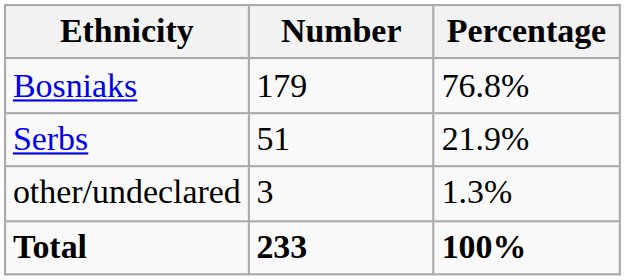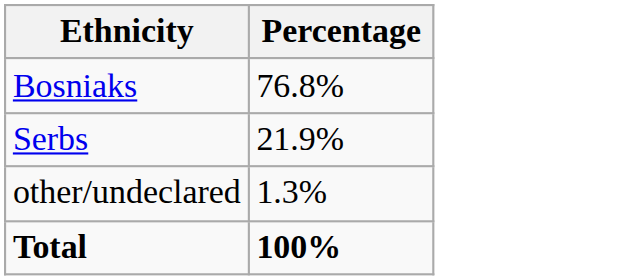- column: (341, 31)
